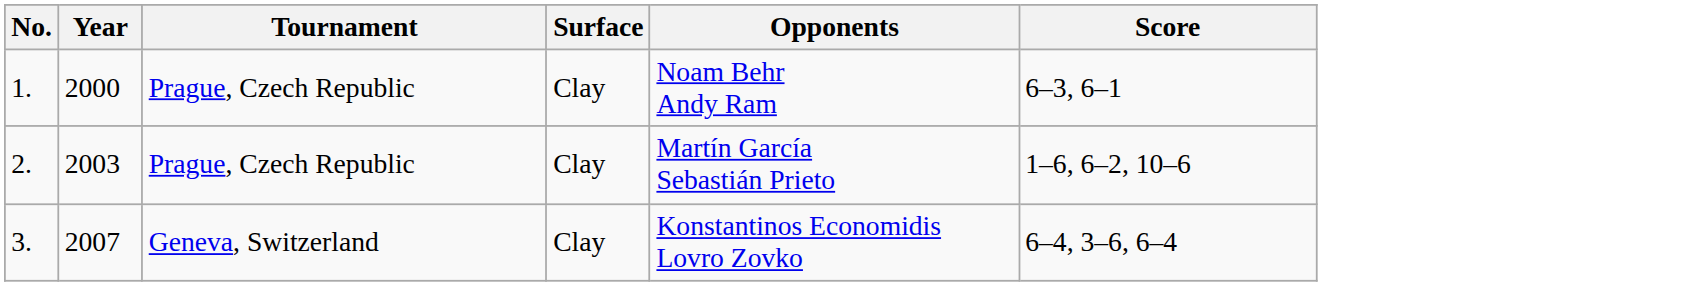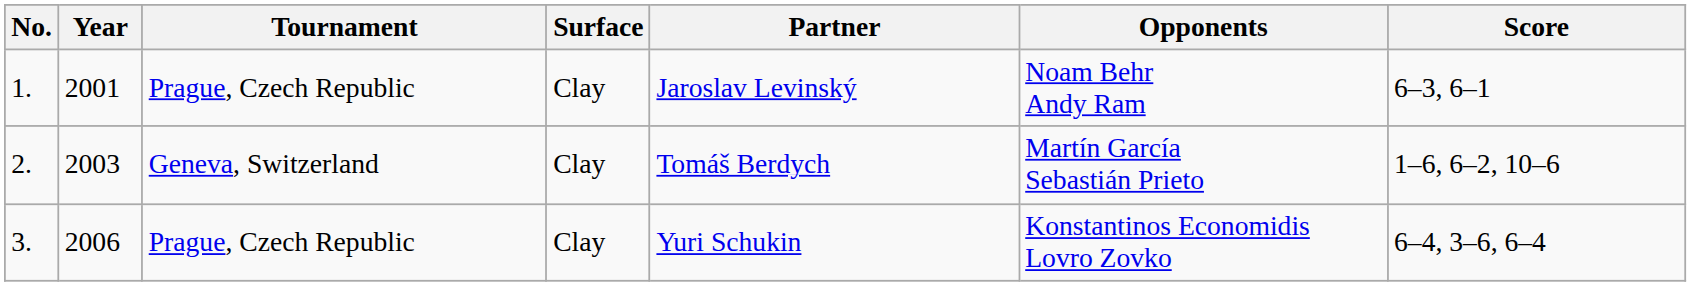+ column: (834, 26)
(92, 87) 2000 -> (92, 87) 2001
(282, 164) Prague, Czech Republic -> (264, 164) Geneva, Switzerland
(92, 241) 2007 -> (92, 241) 2006
(264, 241) Geneva, Switzerland -> (282, 241) Prague, Czech Republic
